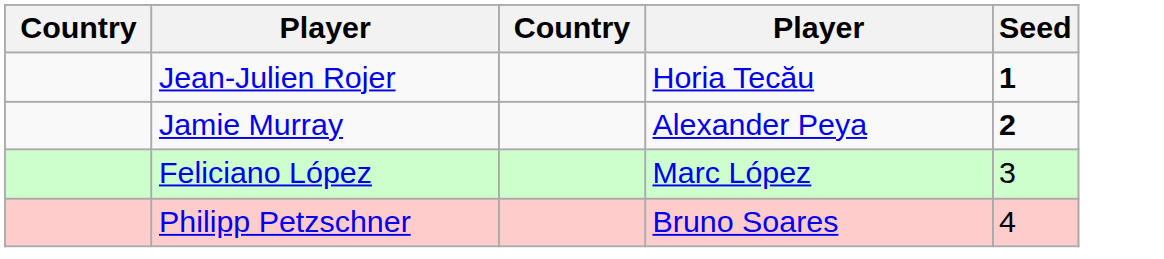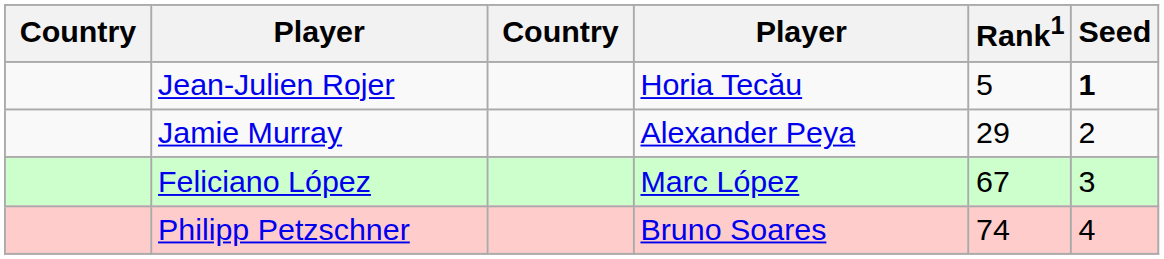+ column: (1020, 32)
(1007, 125) bold -> (1087, 133) normal
